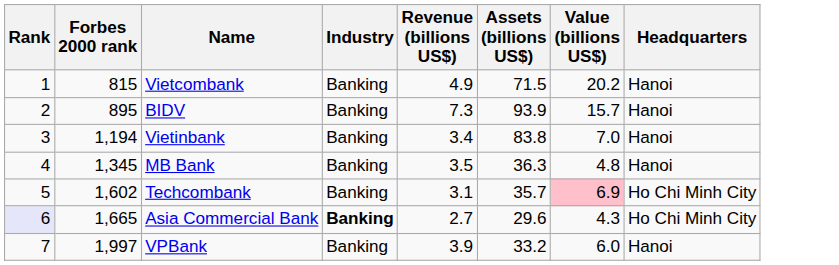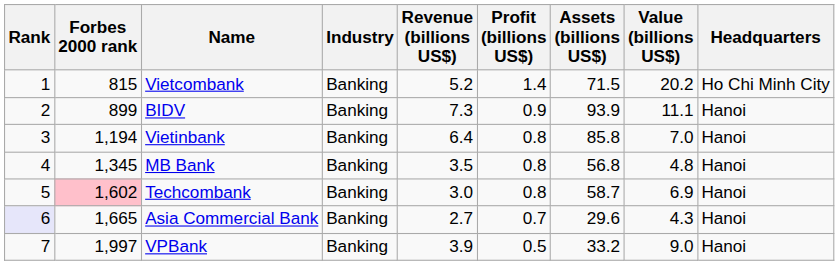+ column: (514, 37)
(461, 83) 4.9 -> (461, 83) 5.2
(650, 83) Hanoi -> (766, 83) Ho Chi Minh City
(123, 110) 895 -> (123, 110) 899
(603, 110) 15.7 -> (678, 110) 11.1
(461, 138) 3.4 -> (461, 138) 6.4
(530, 138) 83.8 -> (603, 138) 85.8
(530, 165) 36.3 -> (603, 165) 56.8
(116, 192) no background -> (116, 192) pink background
(461, 192) 3.1 -> (461, 192) 3.0
(530, 192) 35.7 -> (603, 192) 58.7
(608, 192) pink background -> (682, 192) no background
(692, 192) Ho Chi Minh City -> (724, 192) Hanoi
(360, 219) bold -> (357, 219) normal
(692, 219) Ho Chi Minh City -> (724, 219) Hanoi
(608, 246) 6.0 -> (682, 246) 9.0
